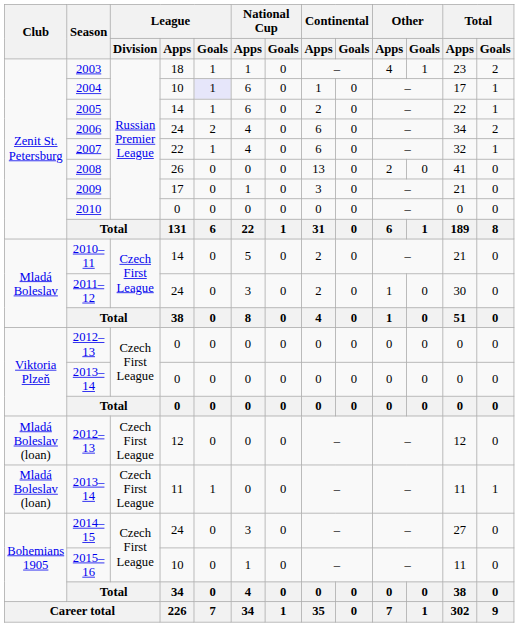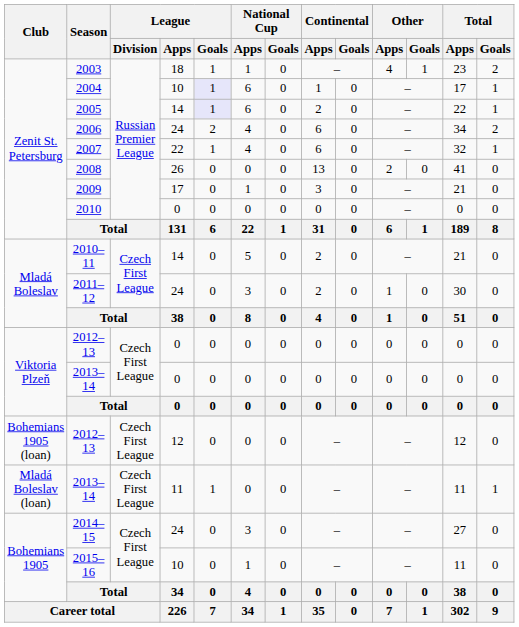(213, 108) no background -> (213, 108) lavender background
(36, 440) Mladá Boleslav (loan) -> (36, 440) Bohemians 1905 (loan)
